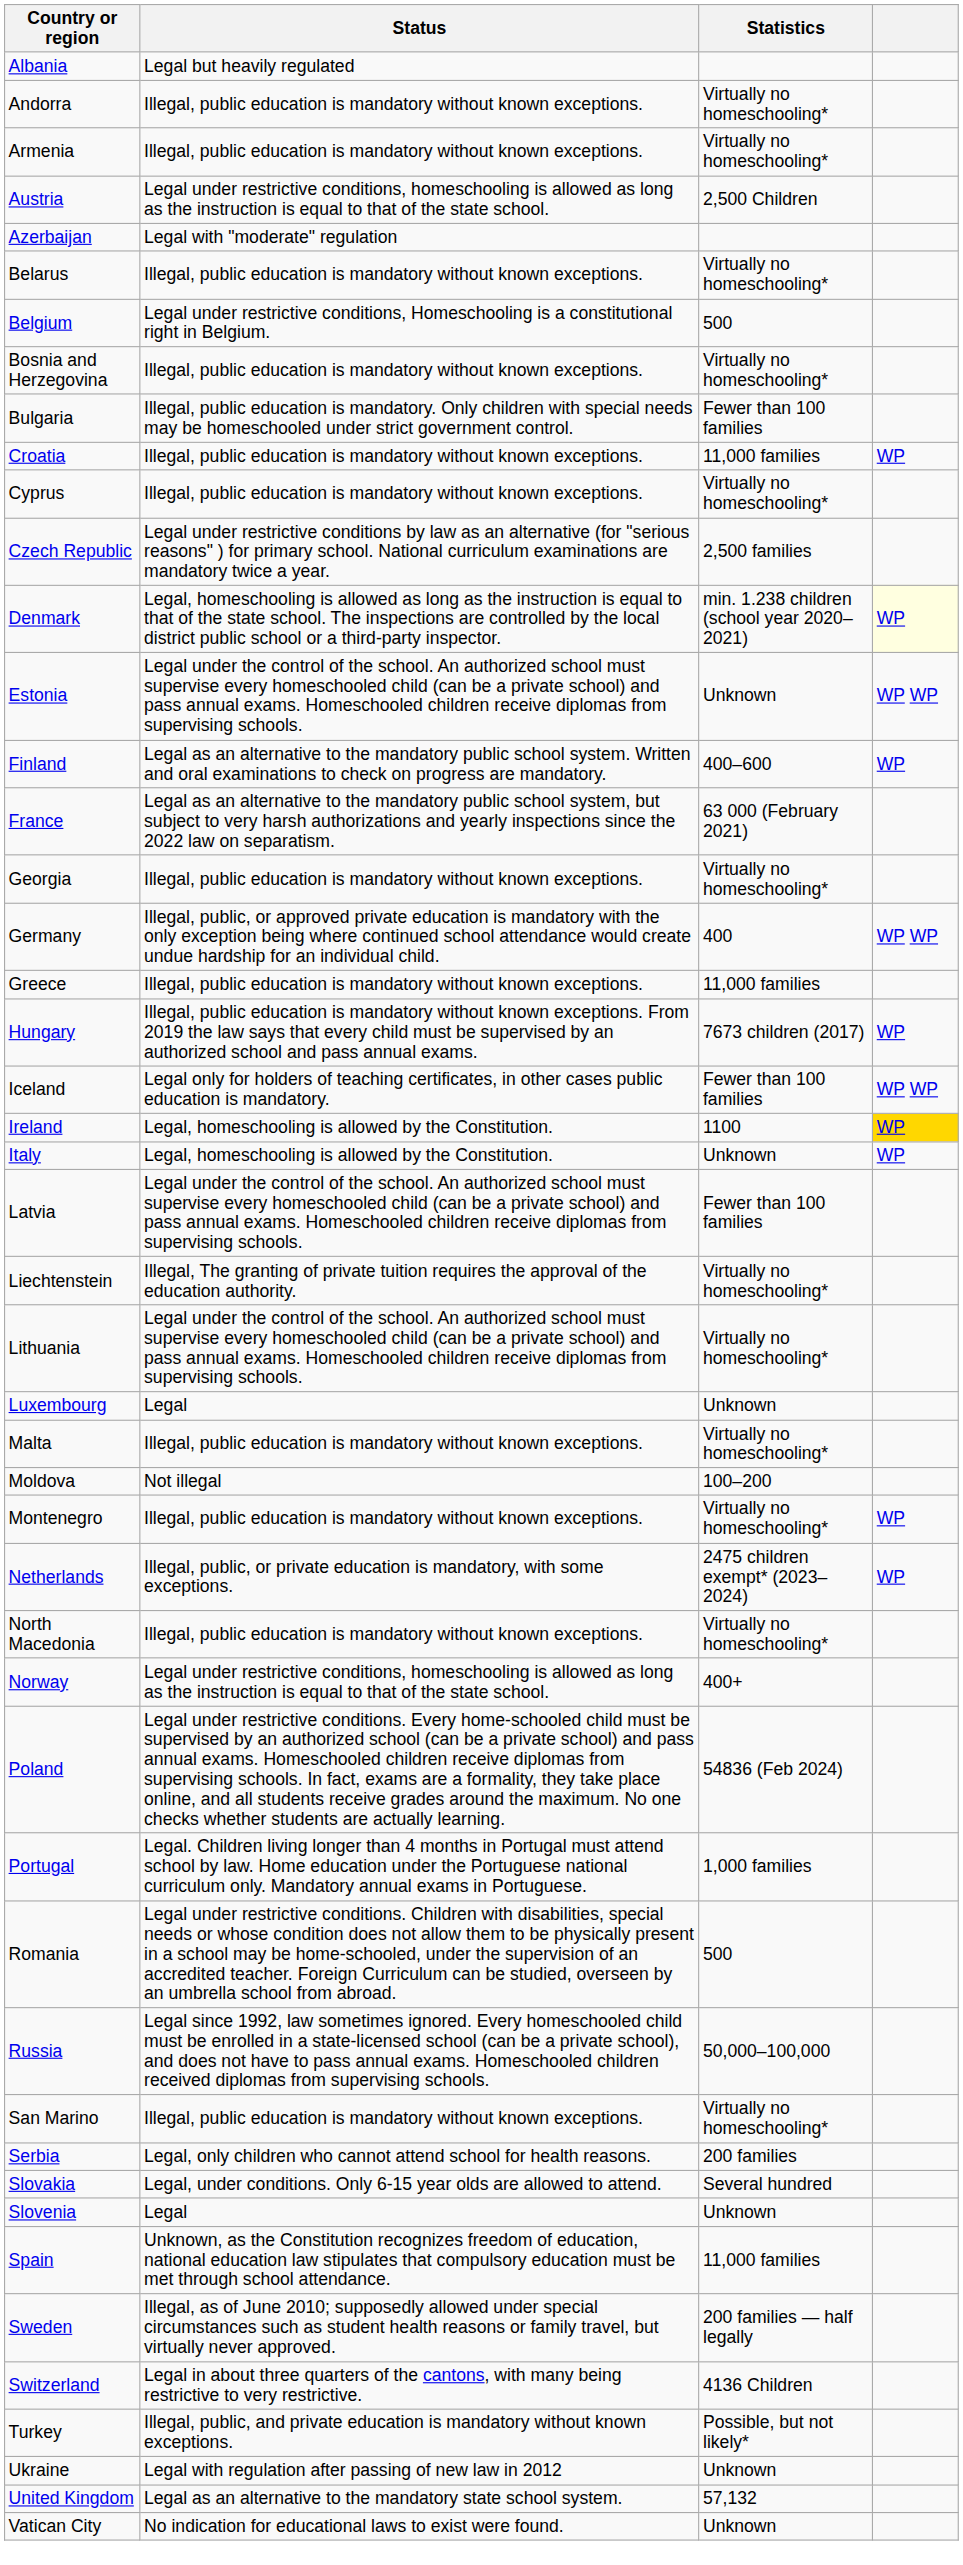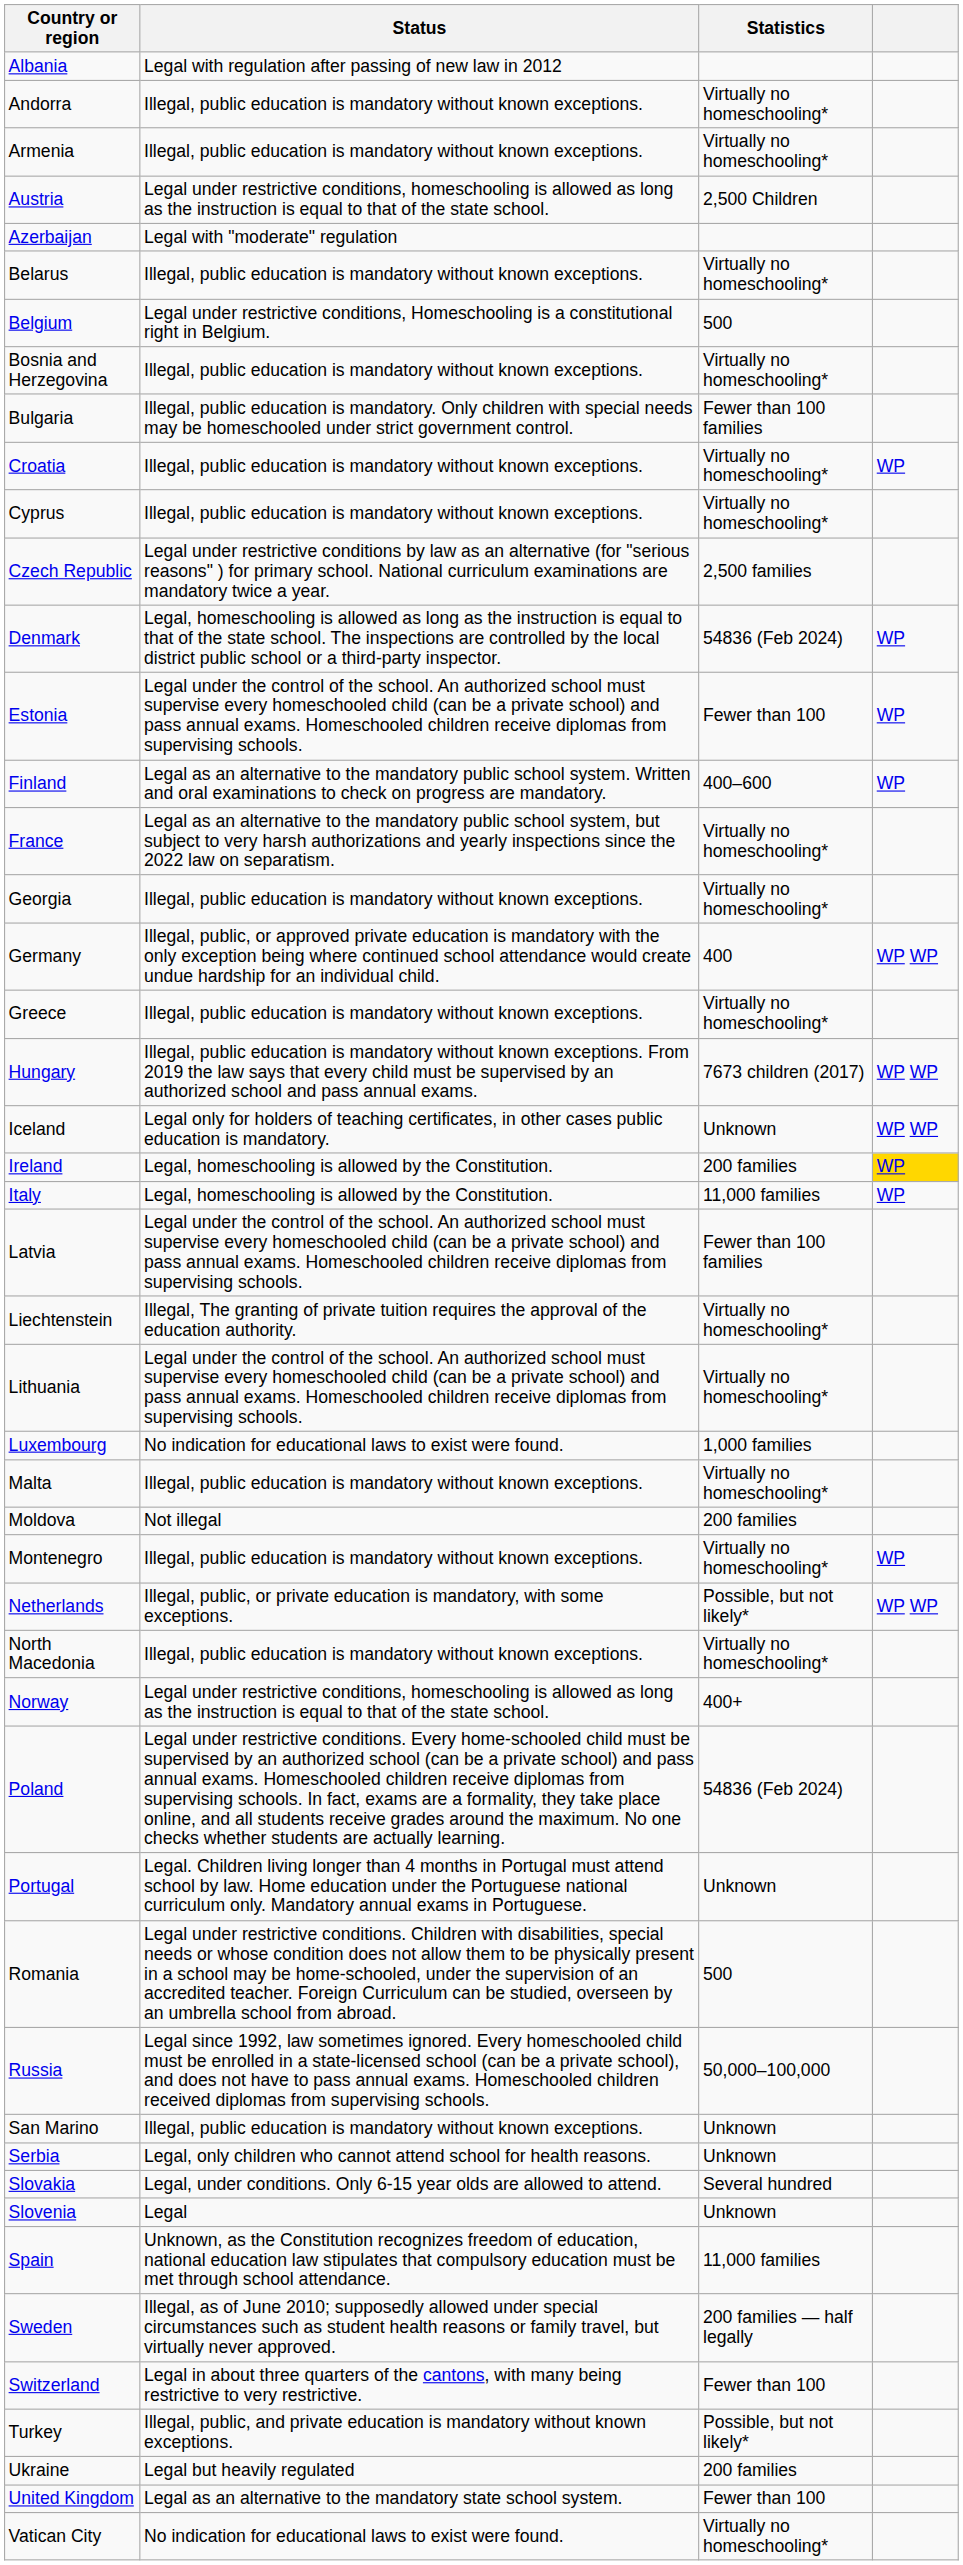(249, 66) Legal but heavily regulated -> (353, 66) Legal with regulation after passing of new law in 2012
(762, 455) 11,000 families -> (766, 465) Virtually no homeschooling*
(778, 618) min. 1.238 children (school year 2020–2021) -> (773, 638) 54836 (Feb 2024)
(891, 618) lightyellow background -> (891, 638) no background
(740, 696) Unknown -> (764, 716) Fewer than 100
(907, 696) WP WP -> (891, 716) WP
(770, 821) 63 000 (February 2021) -> (766, 841) Virtually no homeschooling*
(762, 984) 11,000 families -> (766, 1014) Virtually no homeschooling*
(891, 1032) WP -> (907, 1071) WP WP
(764, 1089) Fewer than 100 families -> (740, 1129) Unknown
(722, 1127) 1100 -> (750, 1167) 200 families
(740, 1155) Unknown -> (762, 1195) 11,000 families
(166, 1405) Legal -> (354, 1445) No indication for educational laws to exist were found.
(740, 1405) Unknown -> (757, 1445) 1,000 families
(737, 1481) 100–200 -> (750, 1520) 200 families
(765, 1576) 2475 children exempt* (2023–2024) -> (768, 1606) Possible, but not likely*
(891, 1576) WP -> (907, 1606) WP WP
(757, 1866) 1,000 families -> (740, 1886) Unknown
(766, 2118) Virtually no homeschooling* -> (740, 2128) Unknown
(750, 2156) 200 families -> (740, 2156) Unknown
(758, 2385) 4136 Children -> (764, 2385) Fewer than 100
(353, 2470) Legal with regulation after passing of new law in 2012 -> (249, 2470) Legal but heavily regulated
(740, 2470) Unknown -> (750, 2470) 200 families
(730, 2498) 57,132 -> (764, 2498) Fewer than 100
(740, 2526) Unknown -> (766, 2536) Virtually no homeschooling*
